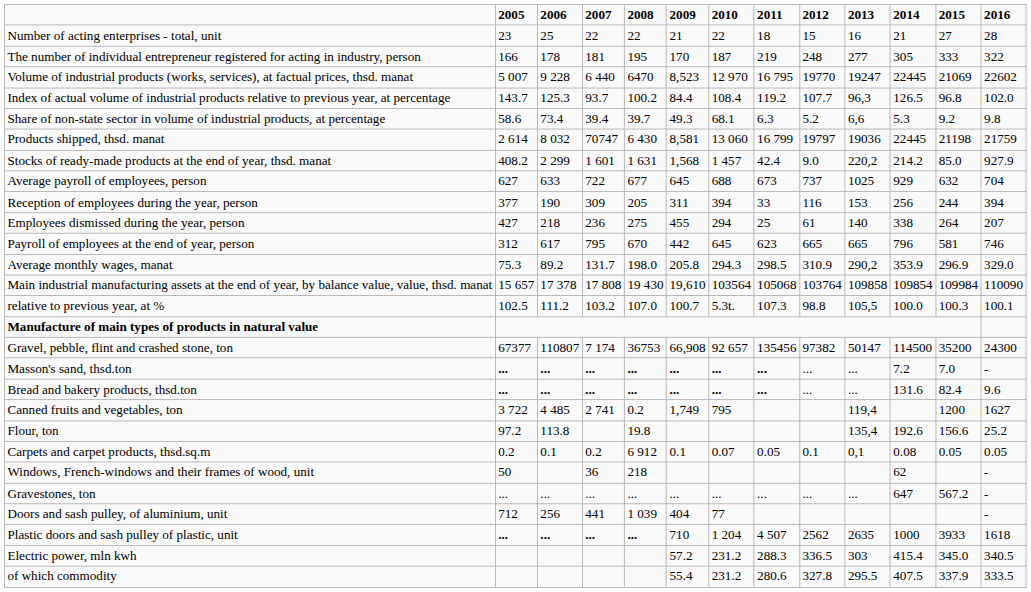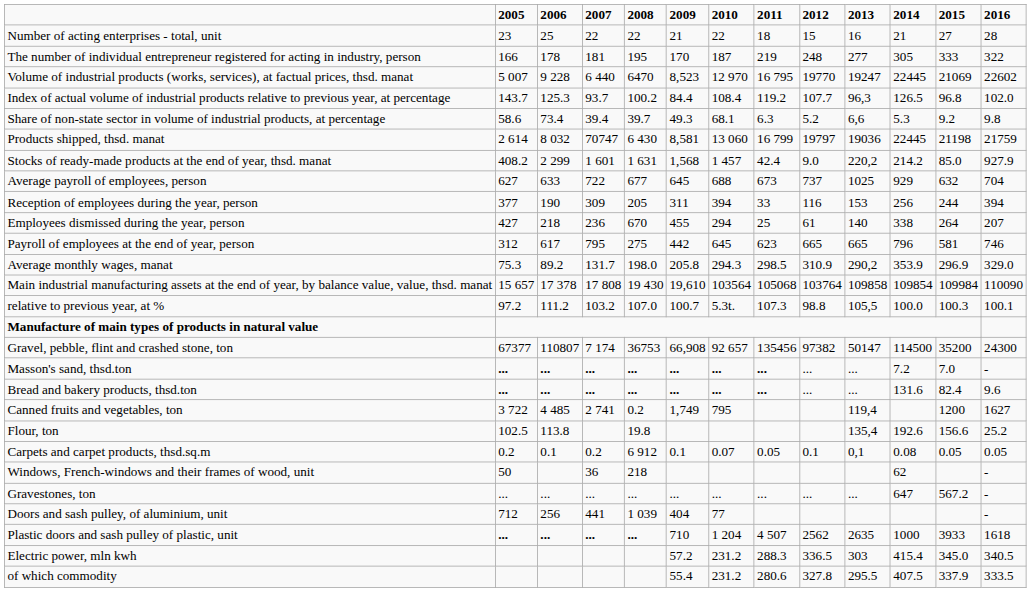(637, 222) 275 -> (637, 222) 670
(637, 243) 670 -> (637, 243) 275
(513, 306) 102.5 -> (510, 306) 97.2
(510, 431) 97.2 -> (513, 431) 102.5
